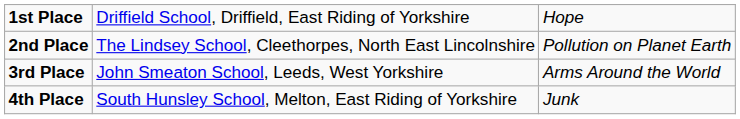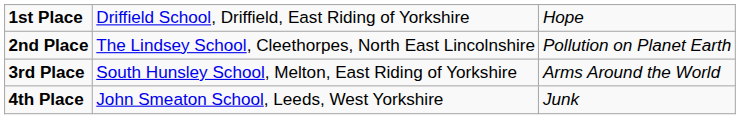(270, 72) John Smeaton School, Leeds, West Yorkshire -> (307, 72) South Hunsley School, Melton, East Riding of Yorkshire
(307, 99) South Hunsley School, Melton, East Riding of Yorkshire -> (270, 99) John Smeaton School, Leeds, West Yorkshire
